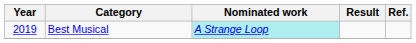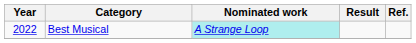(25, 30) 2019 -> (25, 30) 2022
